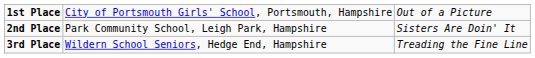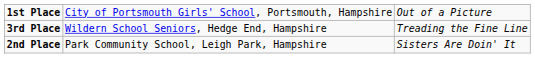rows swapped: (34, 29) <-> (34, 45)
